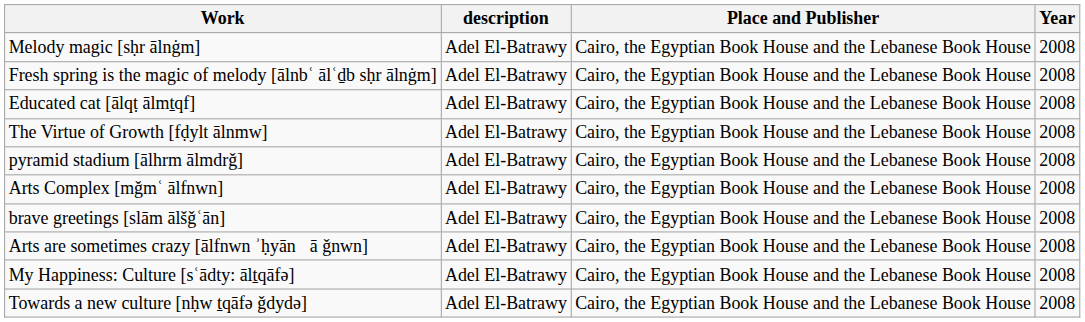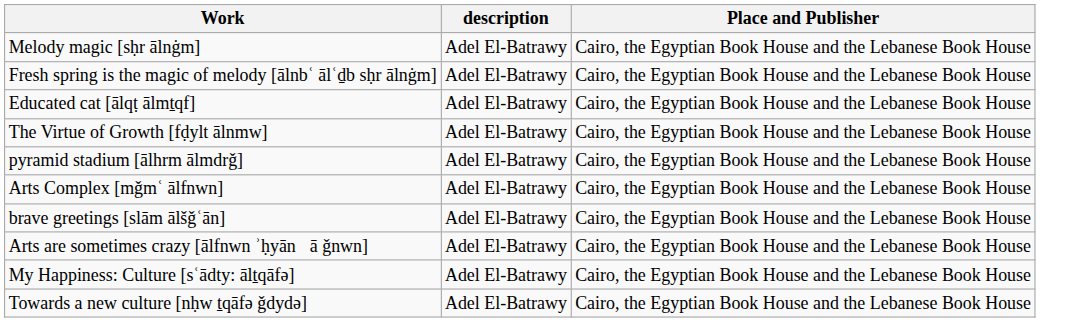- column: (1057, 18)
